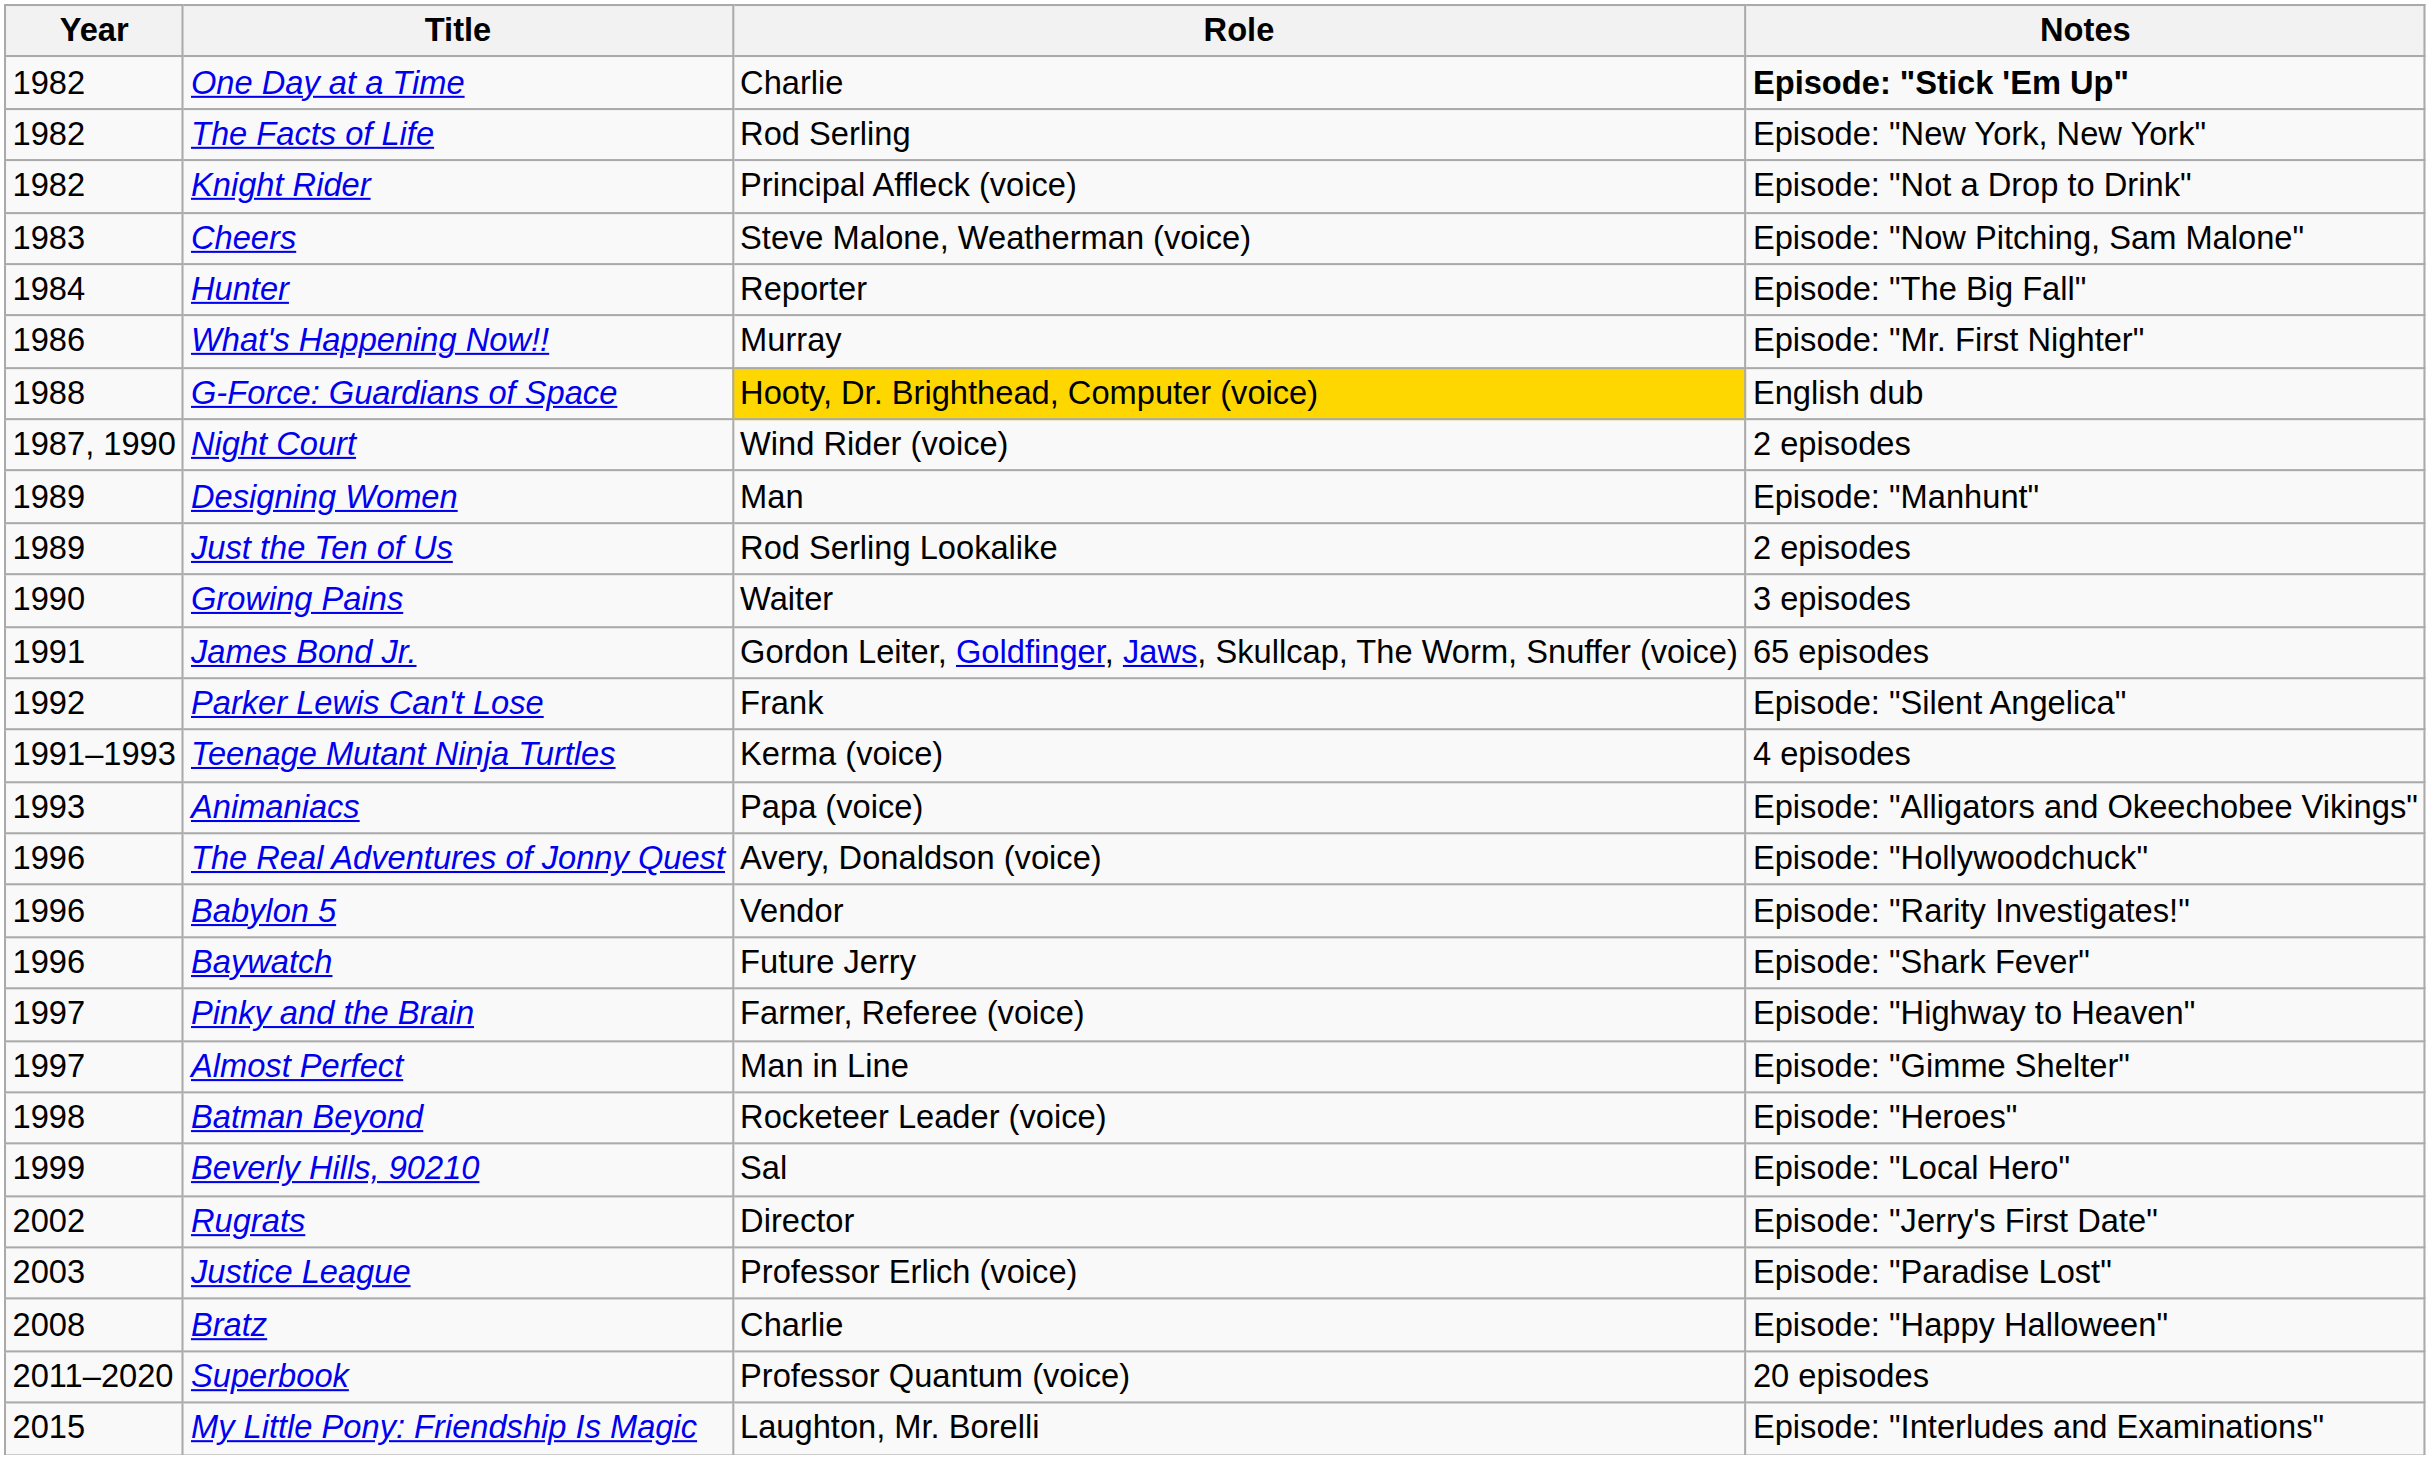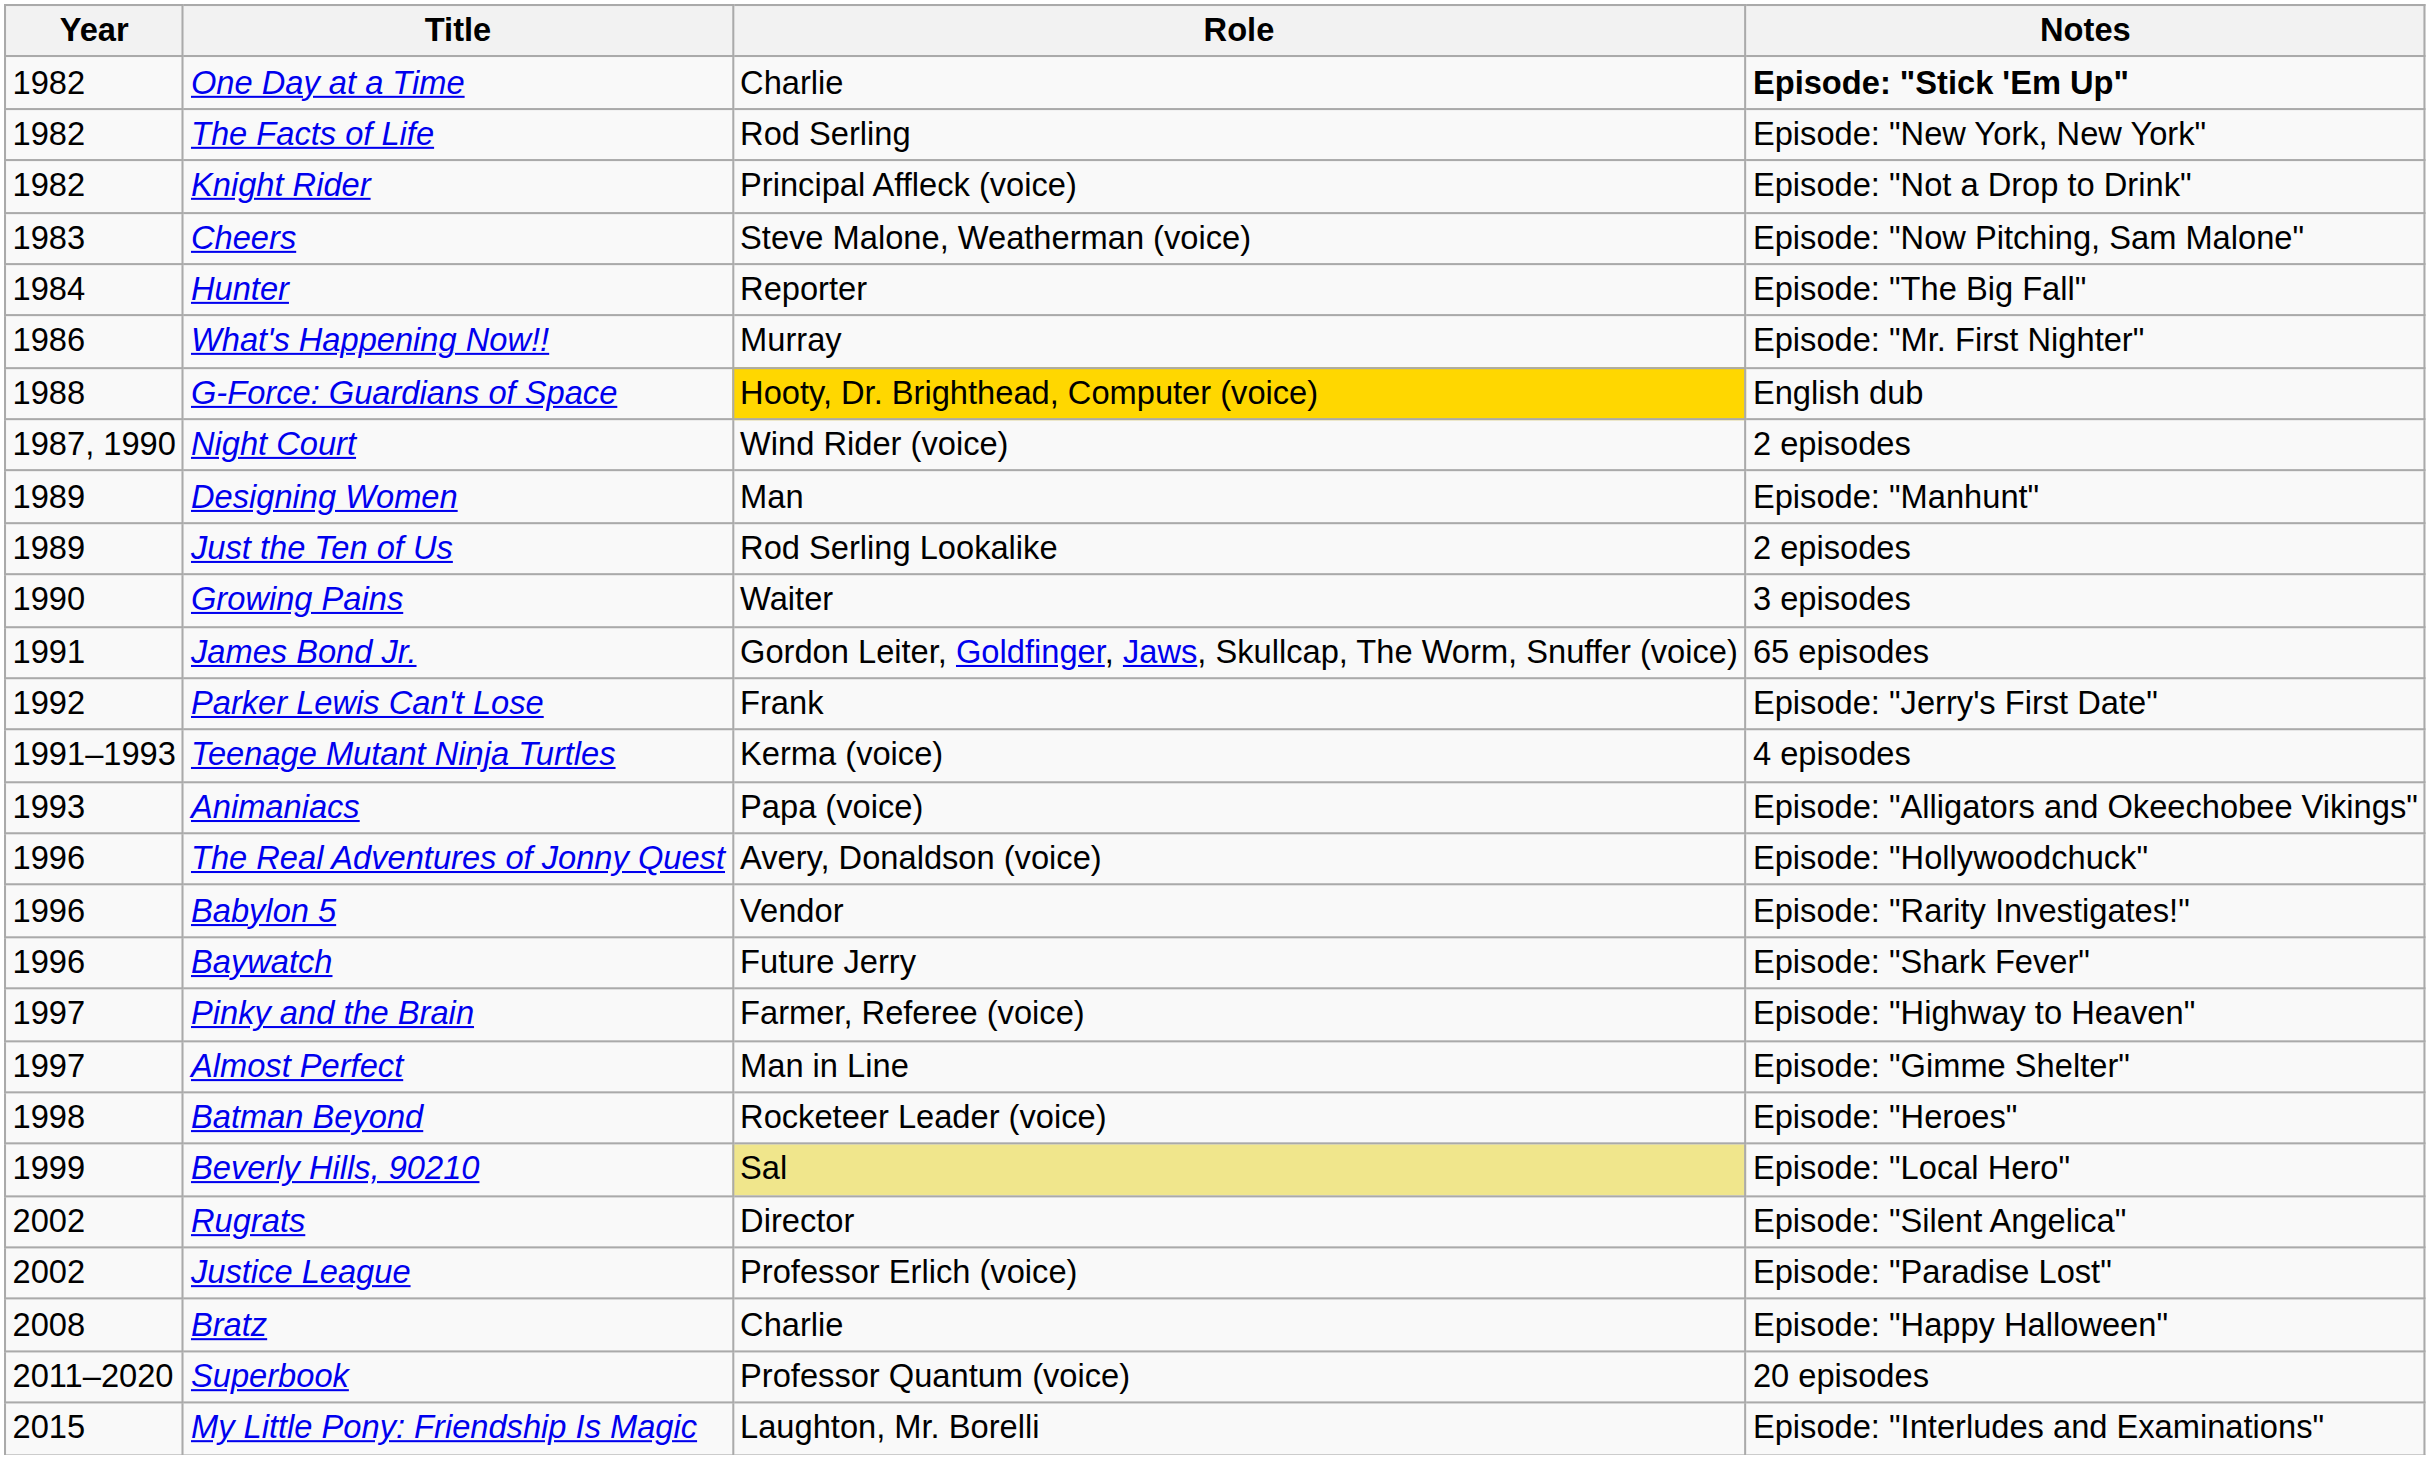(1940, 703) Episode: "Silent Angelica" -> (1955, 703) Episode: "Jerry's First Date"
(764, 1169) no background -> (764, 1169) khaki background
(1955, 1220) Episode: "Jerry's First Date" -> (1940, 1220) Episode: "Silent Angelica"
(49, 1272) 2003 -> (49, 1272) 2002
